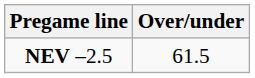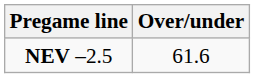(191, 55) 61.5 -> (191, 55) 61.6
